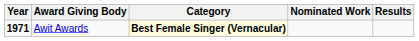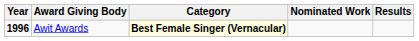(18, 28) 1971 -> (18, 28) 1996
